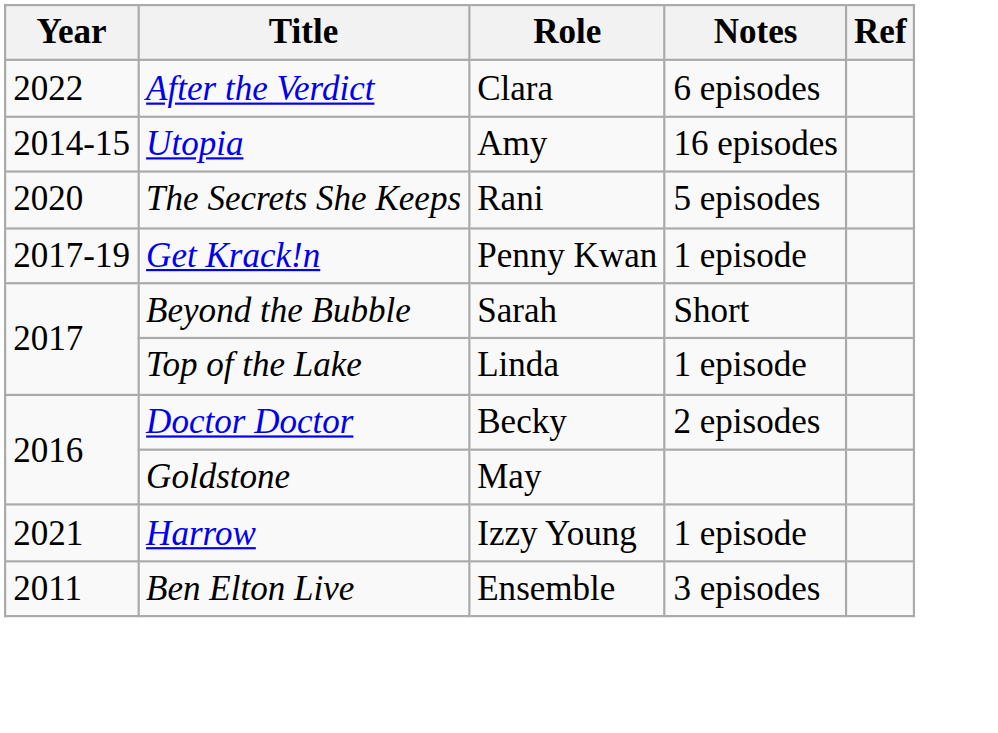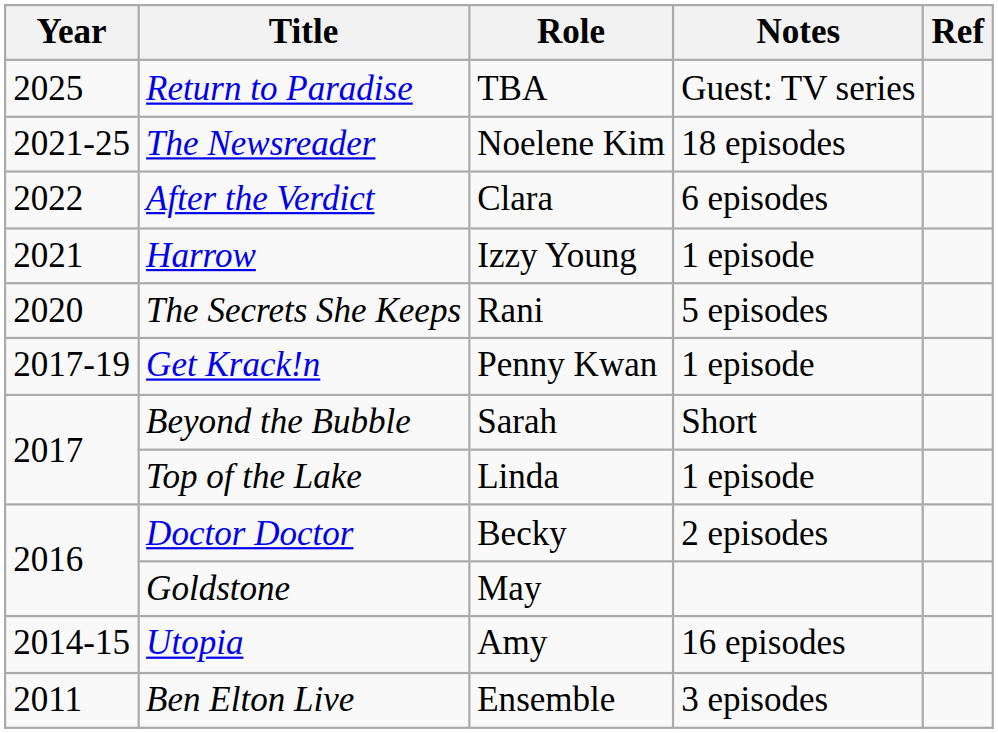+ row: (279, 87)
+ row: (261, 143)
rows swapped: (201, 532) <-> (195, 143)
